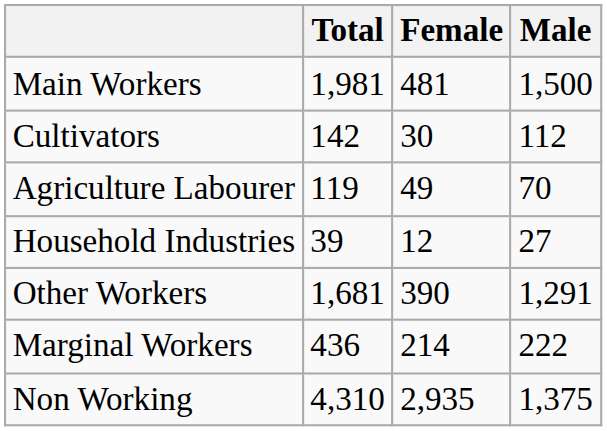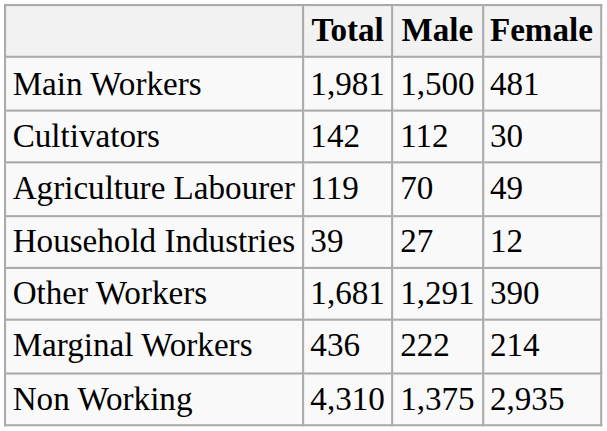columns swapped: (556, 30) <-> (452, 30)
